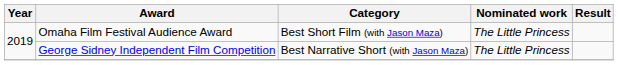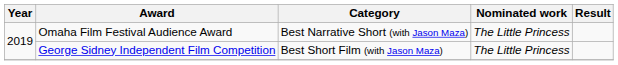(362, 32) Best Short Film (with Jason Maza) -> (374, 32) Best Narrative Short (with Jason Maza)
(374, 50) Best Narrative Short (with Jason Maza) -> (362, 50) Best Short Film (with Jason Maza)
